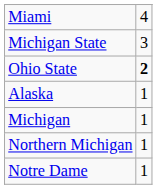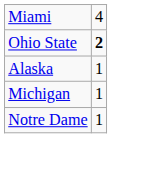- row: (57, 42)
- row: (70, 145)
